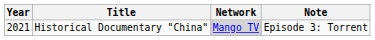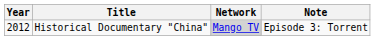(18, 28) 2021 -> (18, 28) 2012
